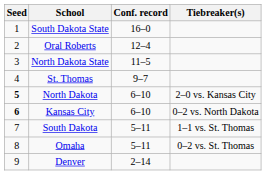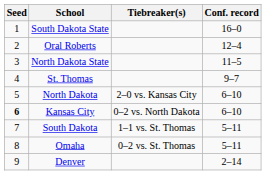columns swapped: (141, 12) <-> (216, 12)
(17, 95) bold -> (17, 95) normal
